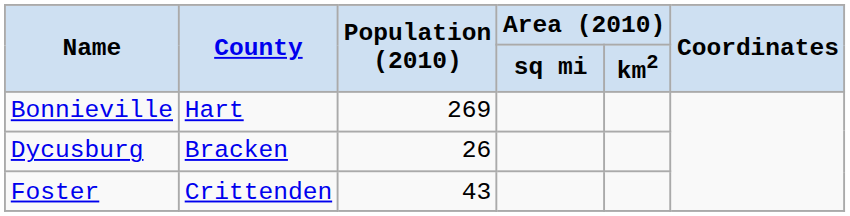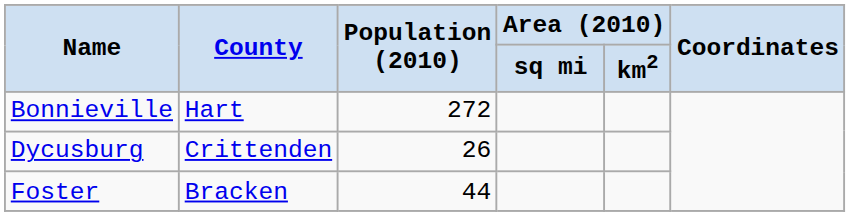(469, 111) 269 -> (469, 111) 272
(236, 151) Bracken -> (258, 151) Crittenden
(258, 191) Crittenden -> (236, 191) Bracken
(477, 191) 43 -> (477, 191) 44
